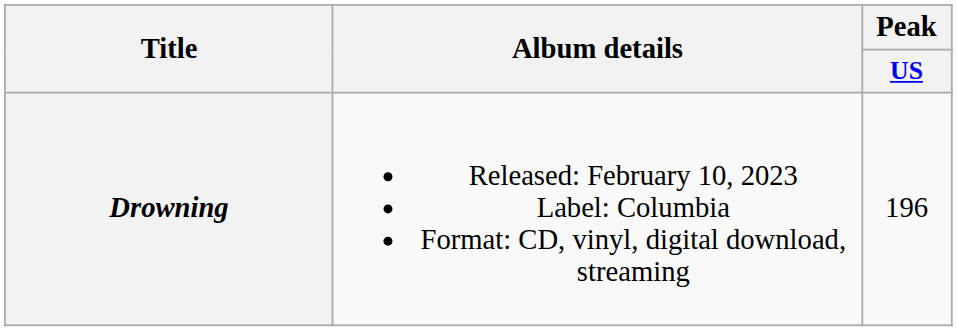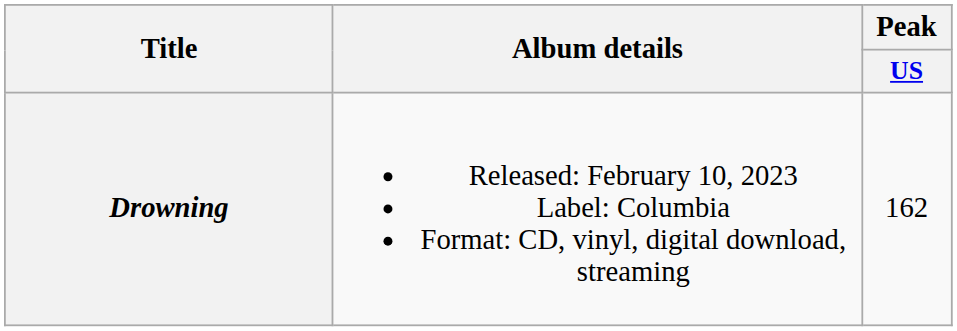(907, 208) 196 -> (907, 208) 162
